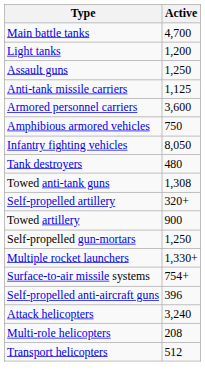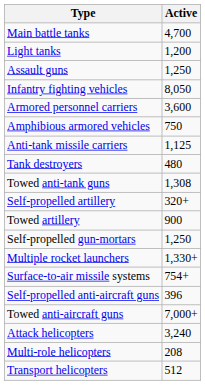rows swapped: (67, 145) <-> (67, 88)
+ row: (65, 314)
